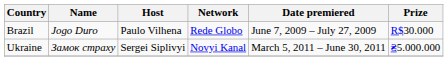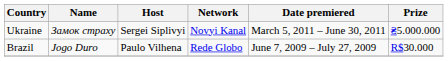rows swapped: (20, 30) <-> (24, 47)
